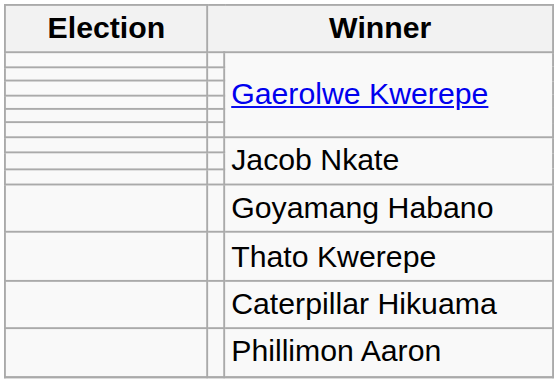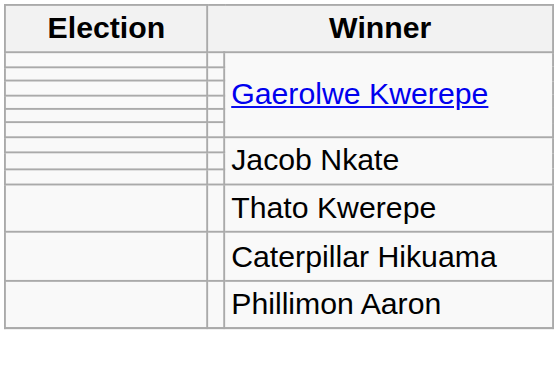- row: (106, 208)
